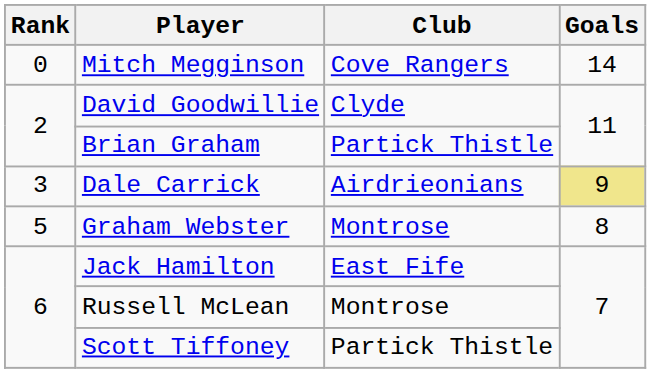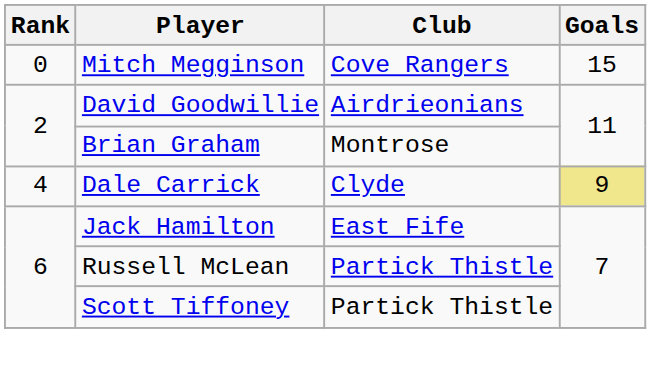(602, 65) 14 -> (602, 65) 15
(368, 106) Clyde -> (427, 106) Airdrieonians
(442, 146) Partick Thistle -> (390, 146) Montrose
(40, 186) 3 -> (40, 186) 4
(427, 186) Airdrieonians -> (368, 186) Clyde
- row: (186, 226)
(390, 307) Montrose -> (442, 267) Partick Thistle
